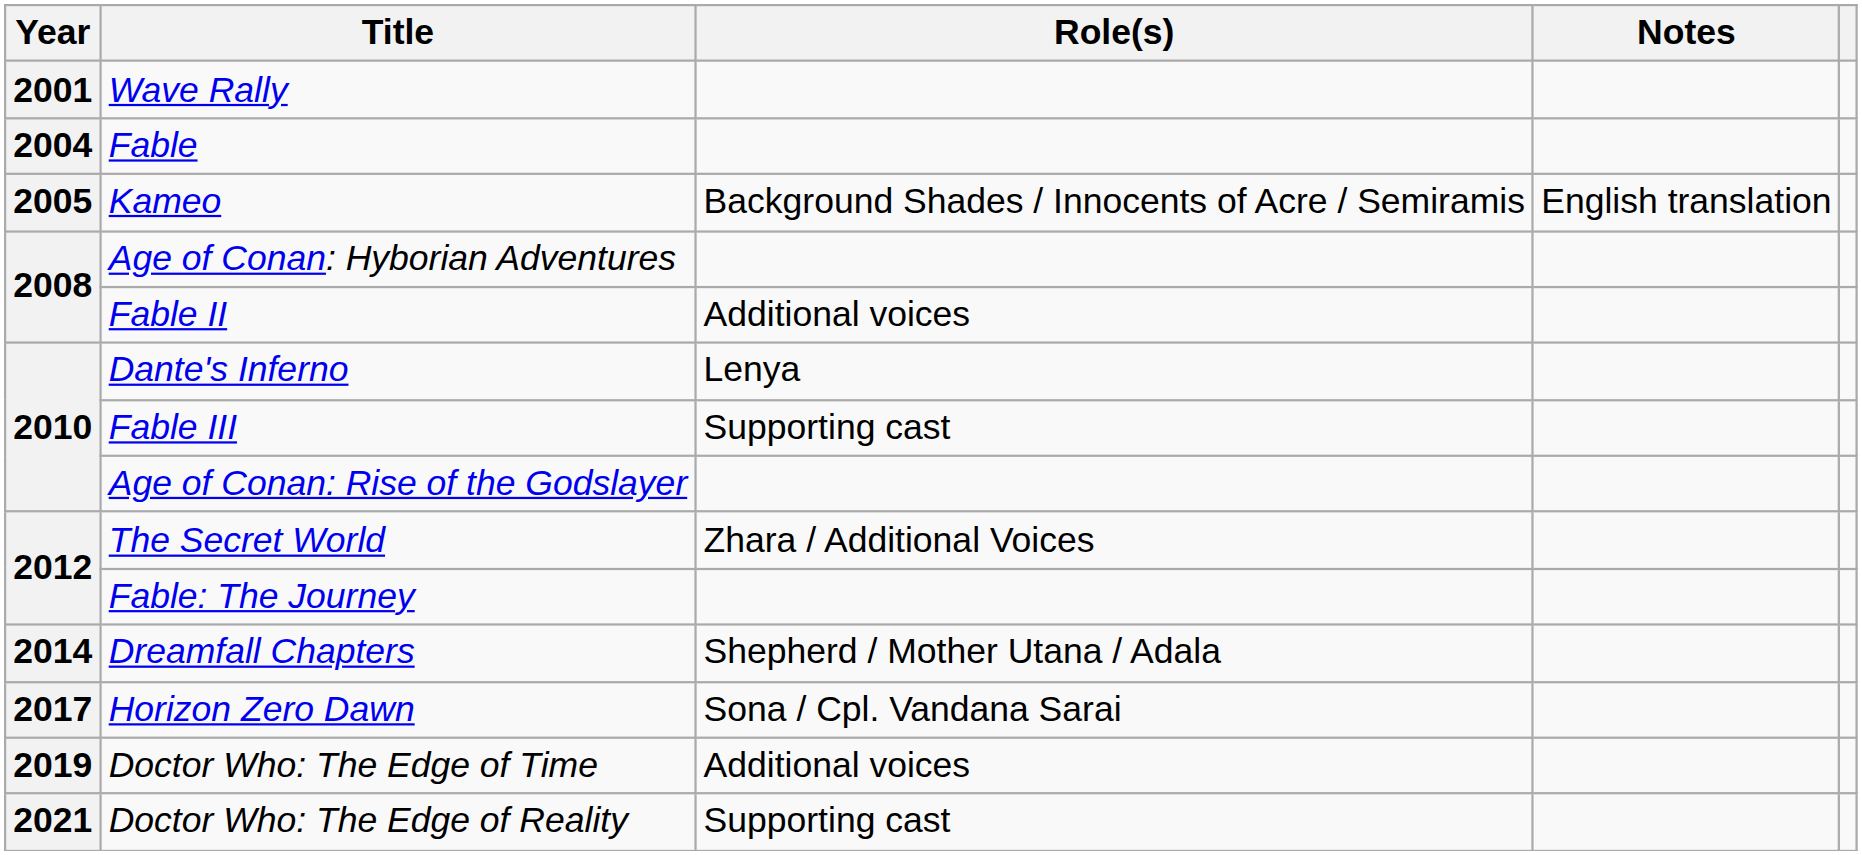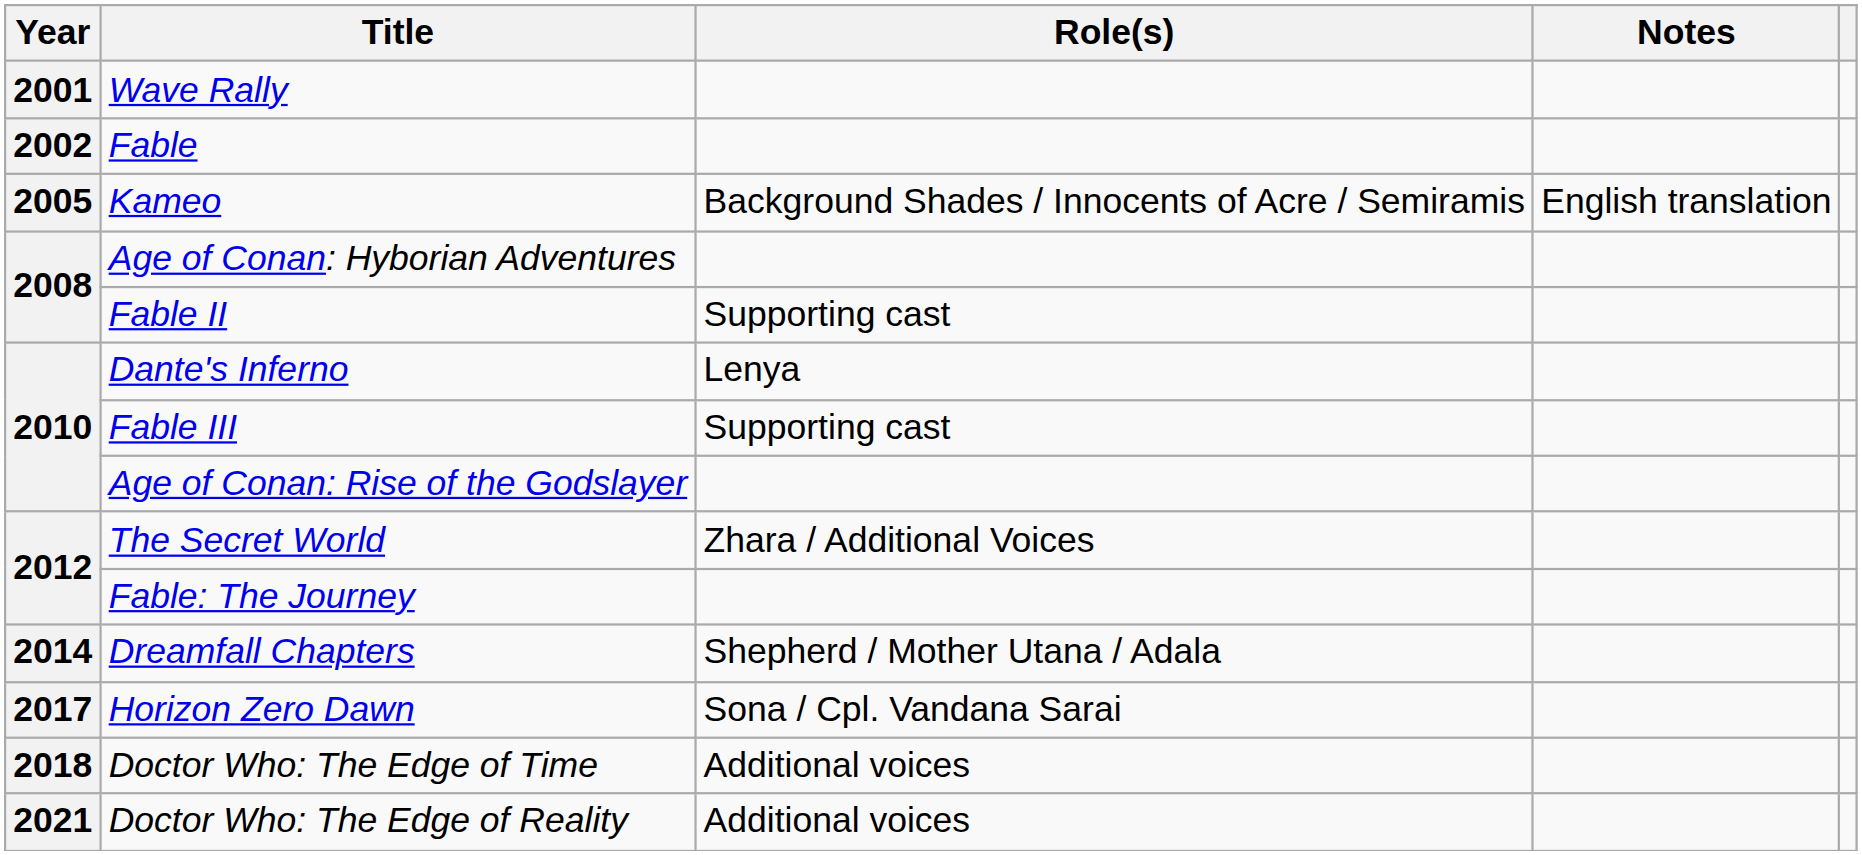(53, 145) 2004 -> (53, 145) 2002
(837, 314) Additional voices -> (827, 314) Supporting cast
(53, 764) 2019 -> (53, 764) 2018
(827, 821) Supporting cast -> (837, 821) Additional voices
